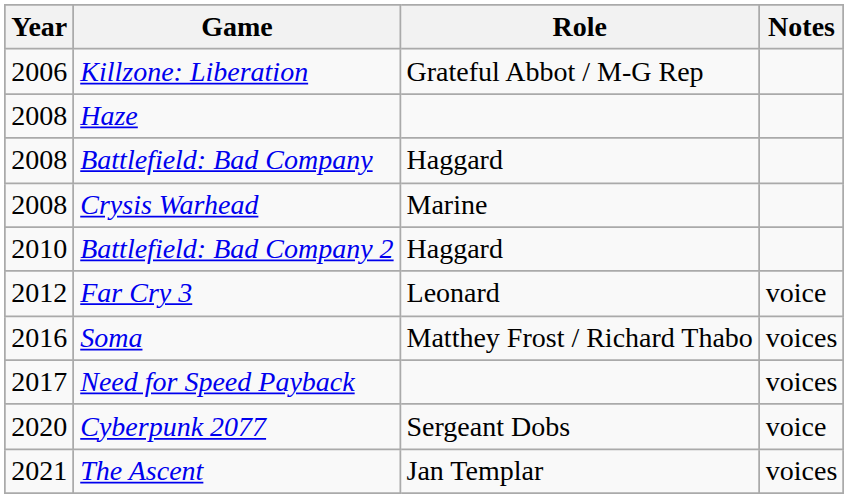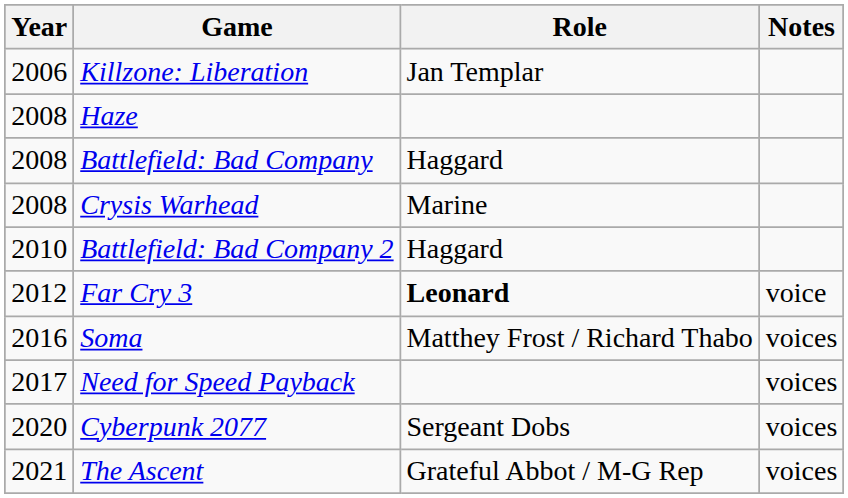(555, 71) Grateful Abbot / M-G Rep -> (475, 71) Jan Templar
(453, 293) normal -> (458, 293) bold
(796, 426) voice -> (802, 426) voices
(475, 470) Jan Templar -> (555, 470) Grateful Abbot / M-G Rep
